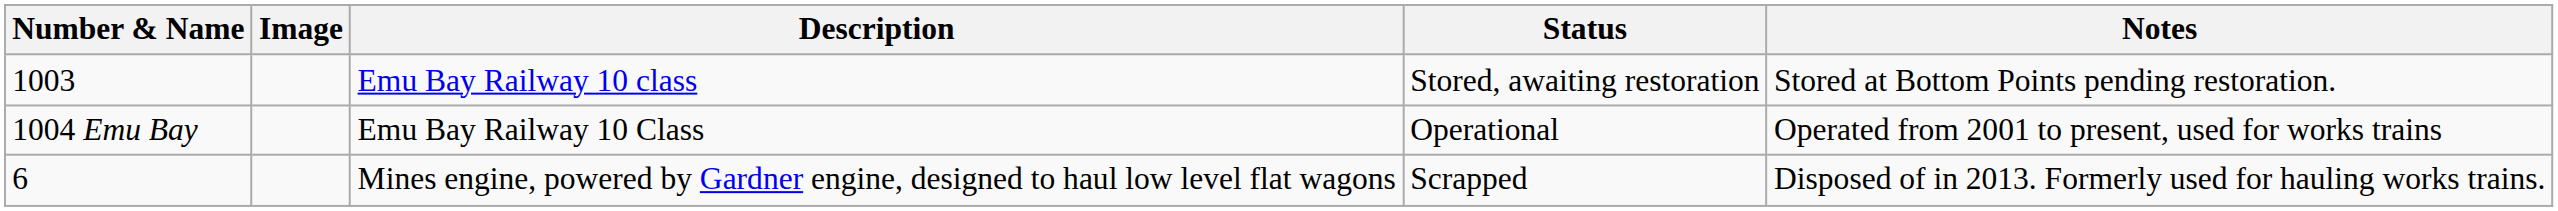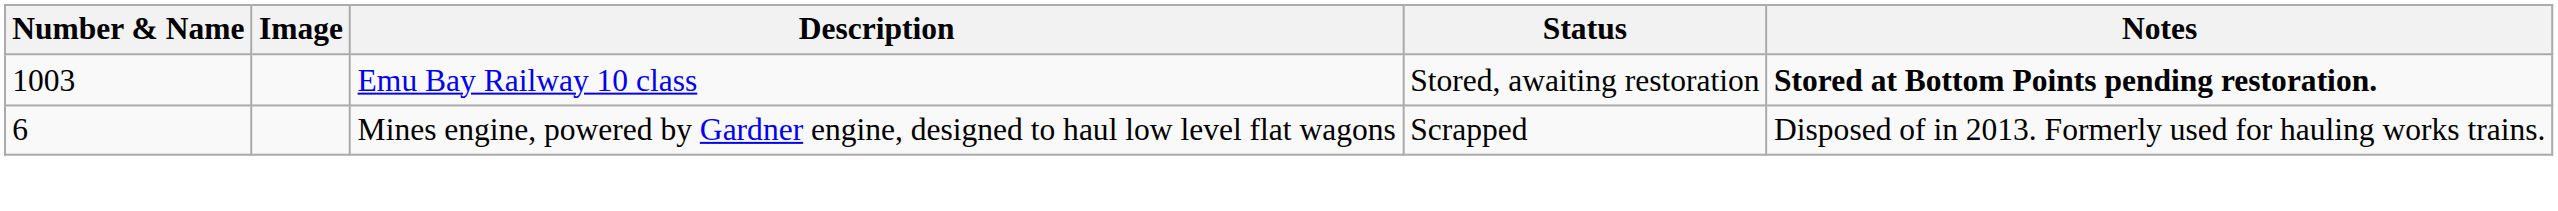(2055, 79) normal -> (2076, 79) bold
- row: (531, 129)
